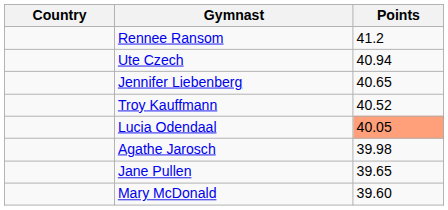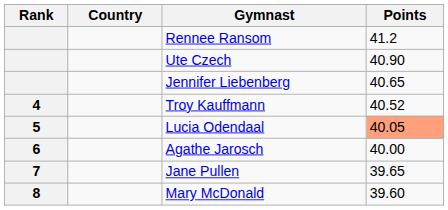+ column: (36, 15)
(374, 60) 40.94 -> (387, 60) 40.90
(374, 149) 39.98 -> (387, 149) 40.00
